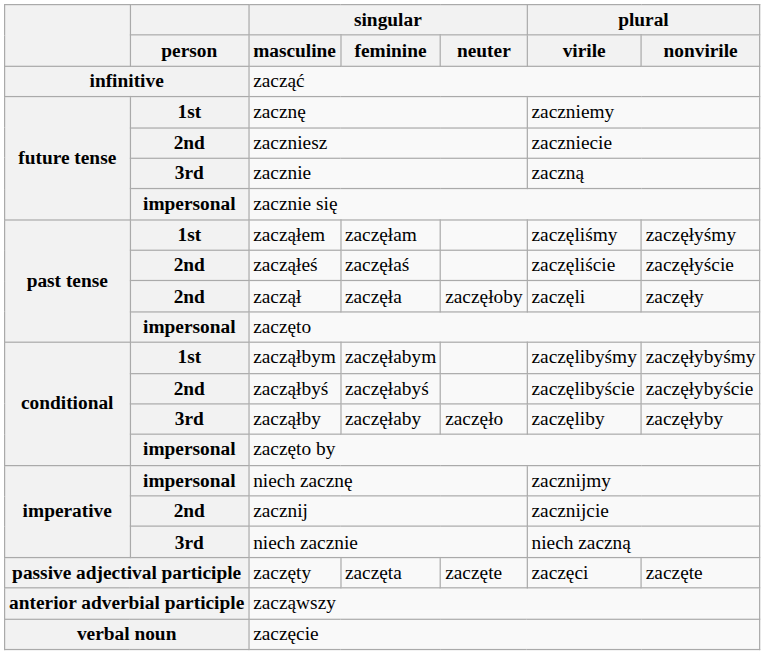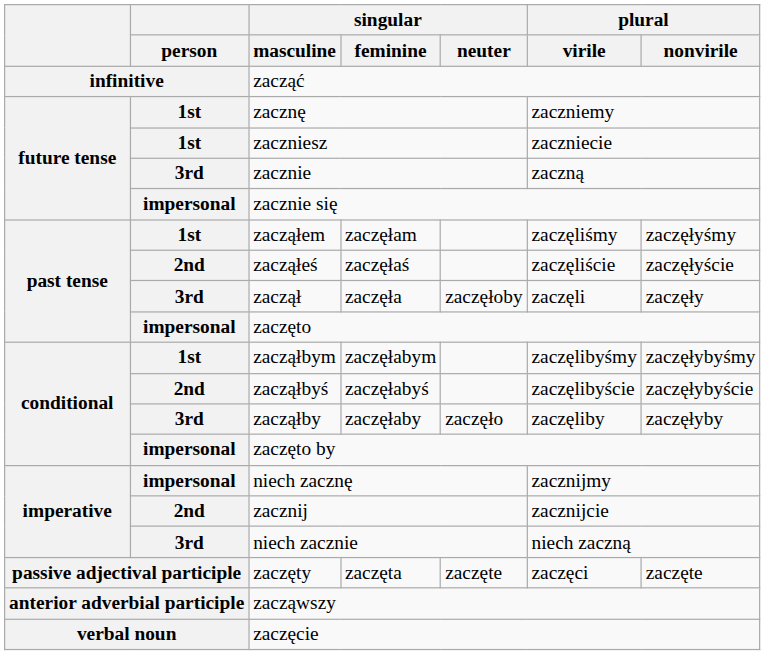(189, 142) 2nd -> (189, 142) 1st
(189, 296) 2nd -> (189, 296) 3rd
